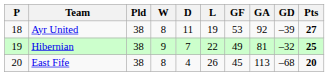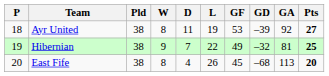columns swapped: (262, 12) <-> (287, 12)
